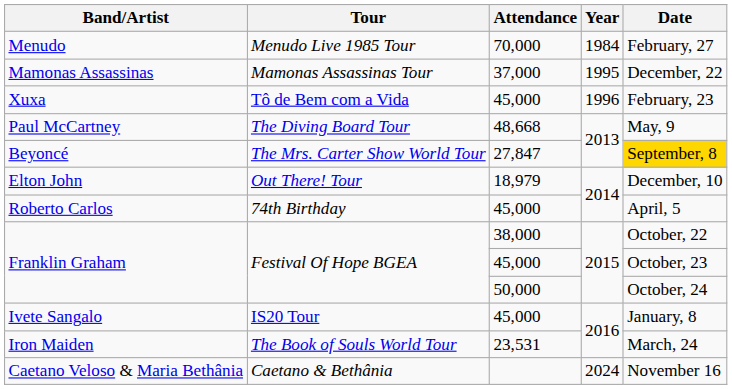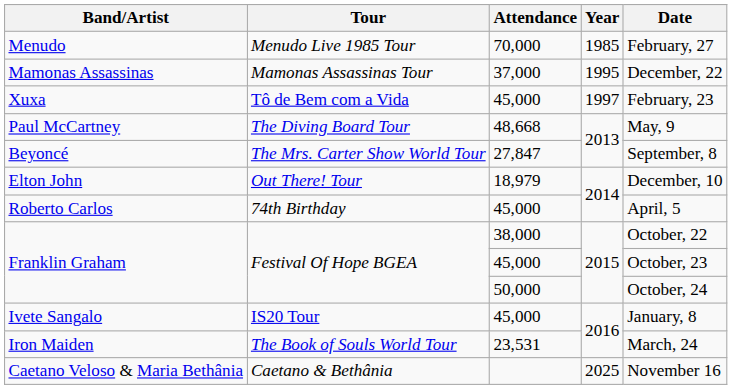(602, 45) 1984 -> (602, 45) 1985
(602, 99) 1996 -> (602, 99) 1997
(672, 153) gold background -> (672, 153) no background
(602, 371) 2024 -> (602, 371) 2025
